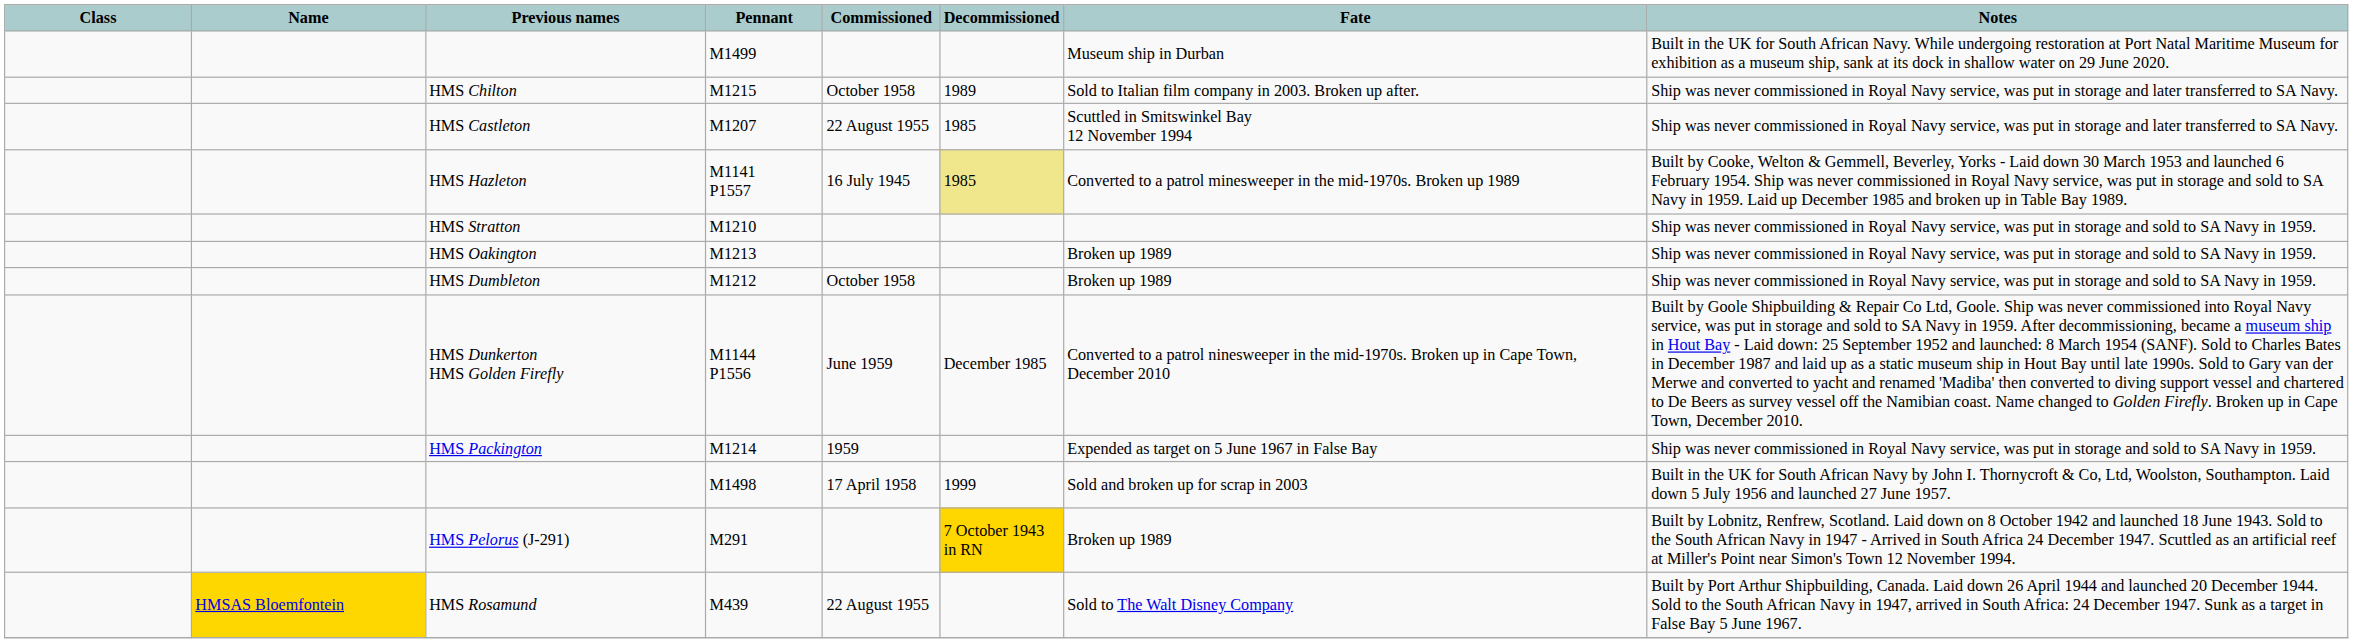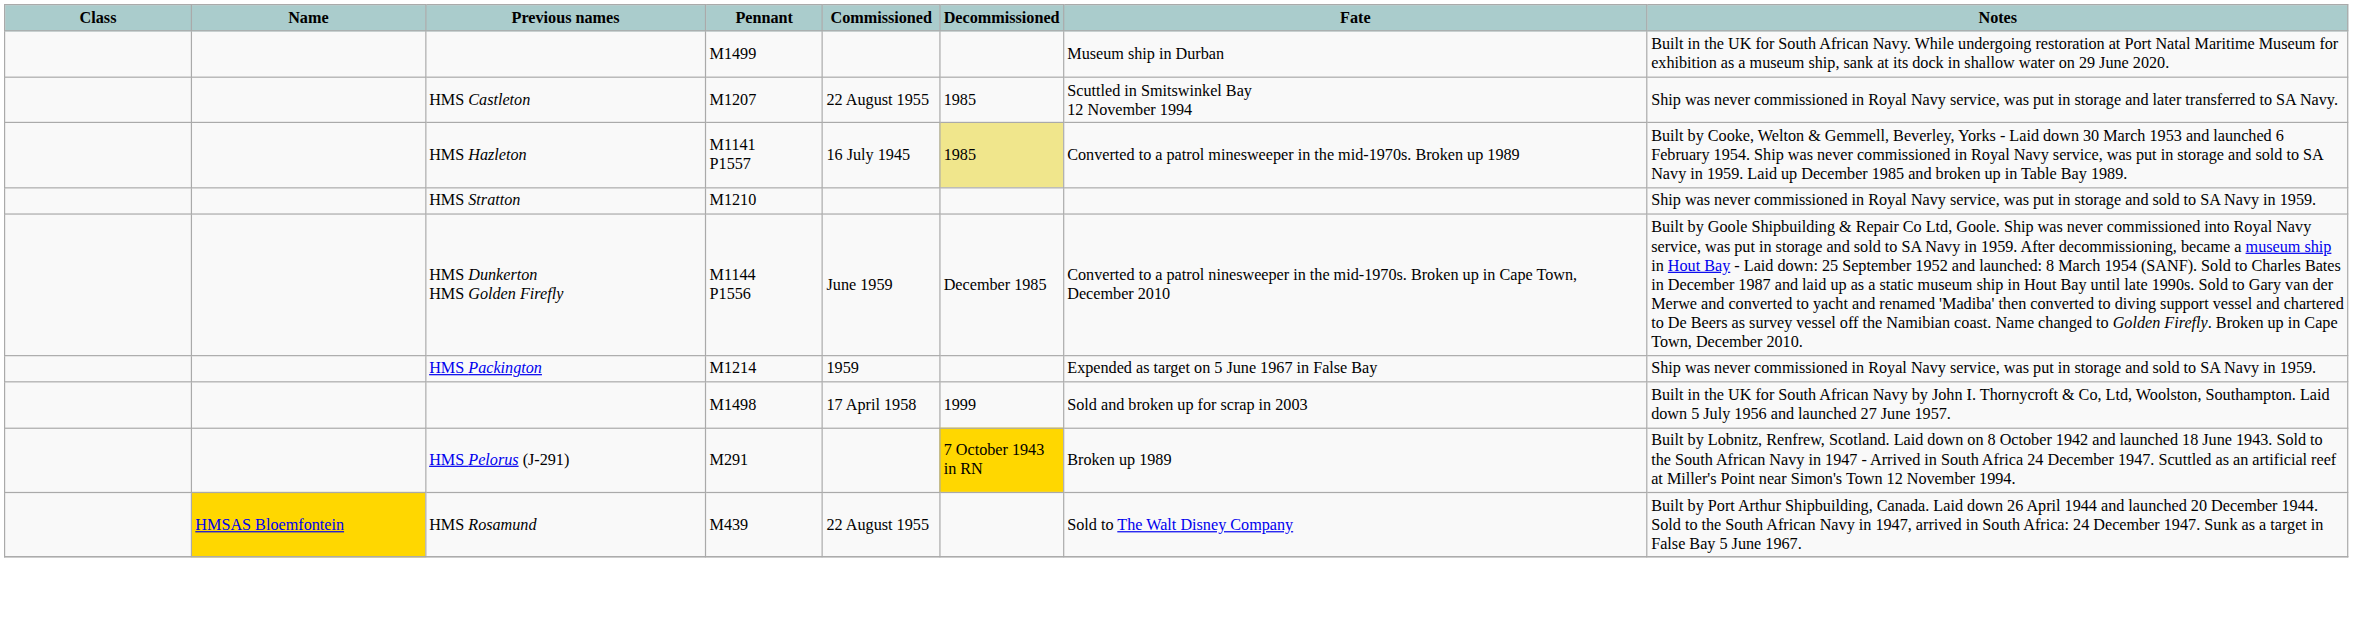- row: (473, 89)
- row: (483, 253)
- row: (485, 280)
